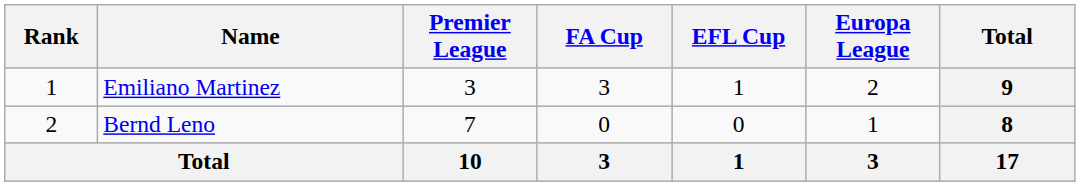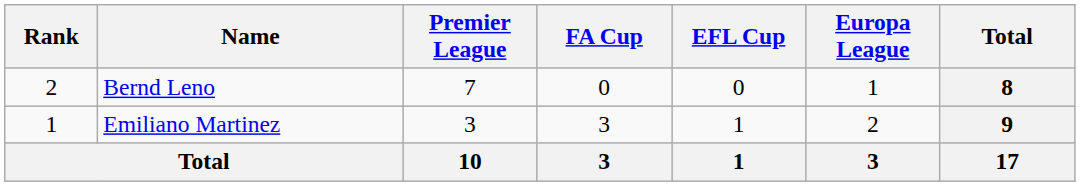rows swapped: (192, 86) <-> (159, 124)
